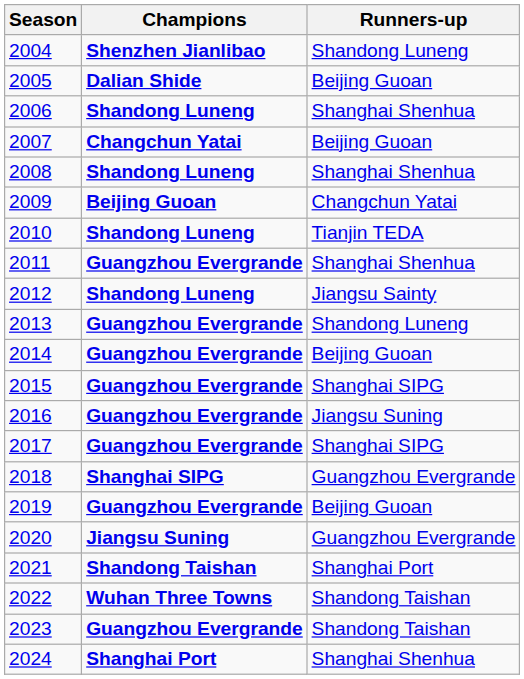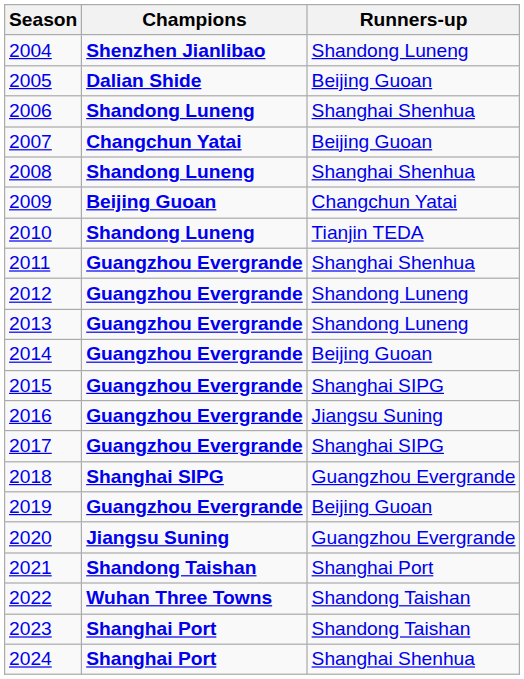(170, 293) Shandong Luneng -> (194, 293) Guangzhou Evergrande
(374, 293) Jiangsu Sainty -> (390, 293) Shandong Luneng
(194, 628) Guangzhou Evergrande -> (151, 628) Shanghai Port
